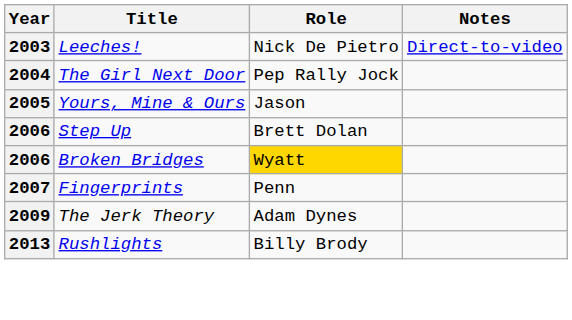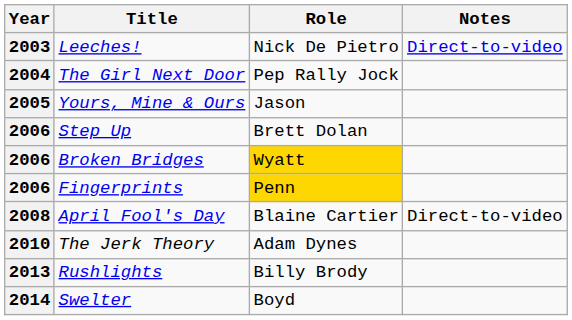(30, 188) 2007 -> (30, 188) 2006
(274, 188) no background -> (274, 188) gold background
+ row: (142, 216)
(30, 216) 2009 -> (30, 244) 2010
+ row: (95, 301)
